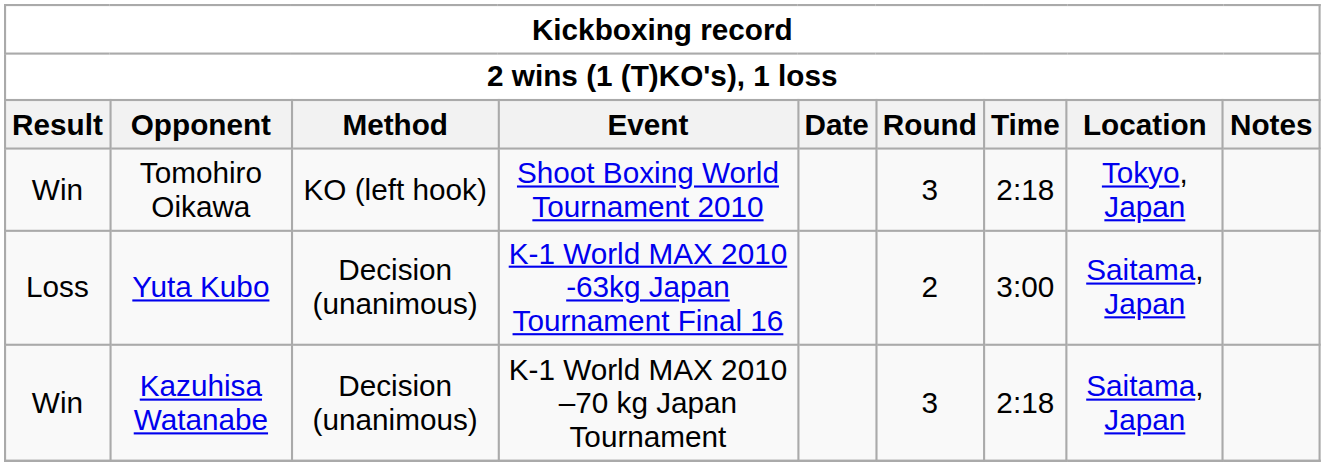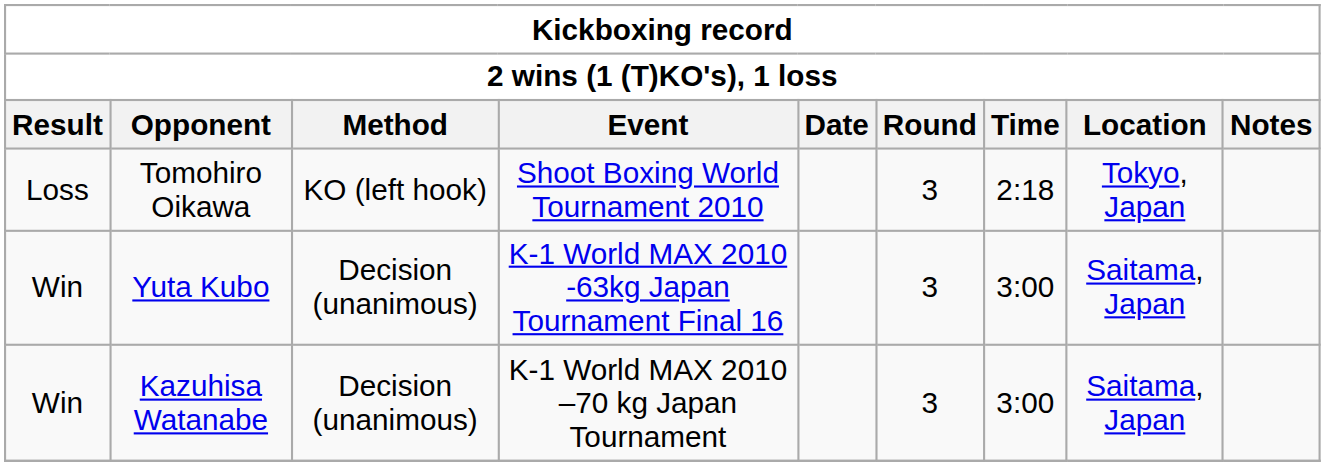(57, 189) Win -> (57, 189) Loss
(57, 287) Loss -> (57, 287) Win
(930, 287) 2 -> (930, 287) 3
(1025, 403) 2:18 -> (1025, 403) 3:00
